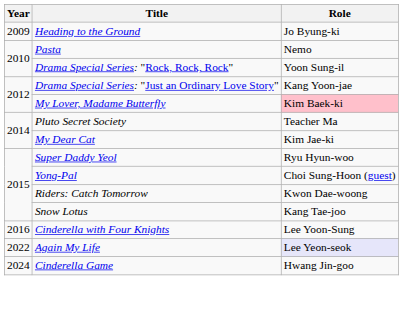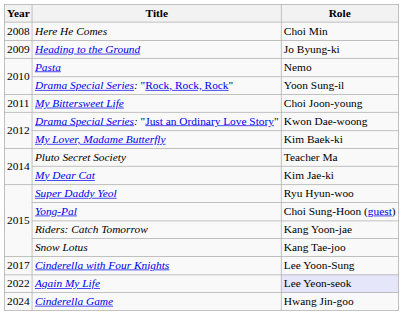+ row: (71, 31)
+ row: (79, 103)
(318, 85) Kang Yoon-jae -> (326, 121) Kwon Dae-woong
(313, 103) pink background -> (313, 139) no background
(326, 193) Kwon Dae-woong -> (318, 229) Kang Yoon-jae
(18, 229) 2016 -> (18, 265) 2017
